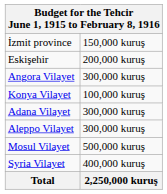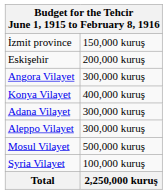(114, 94) 100,000 kuruş -> (114, 94) 400,000 kuruş
(114, 163) 400,000 kuruş -> (114, 163) 100,000 kuruş
